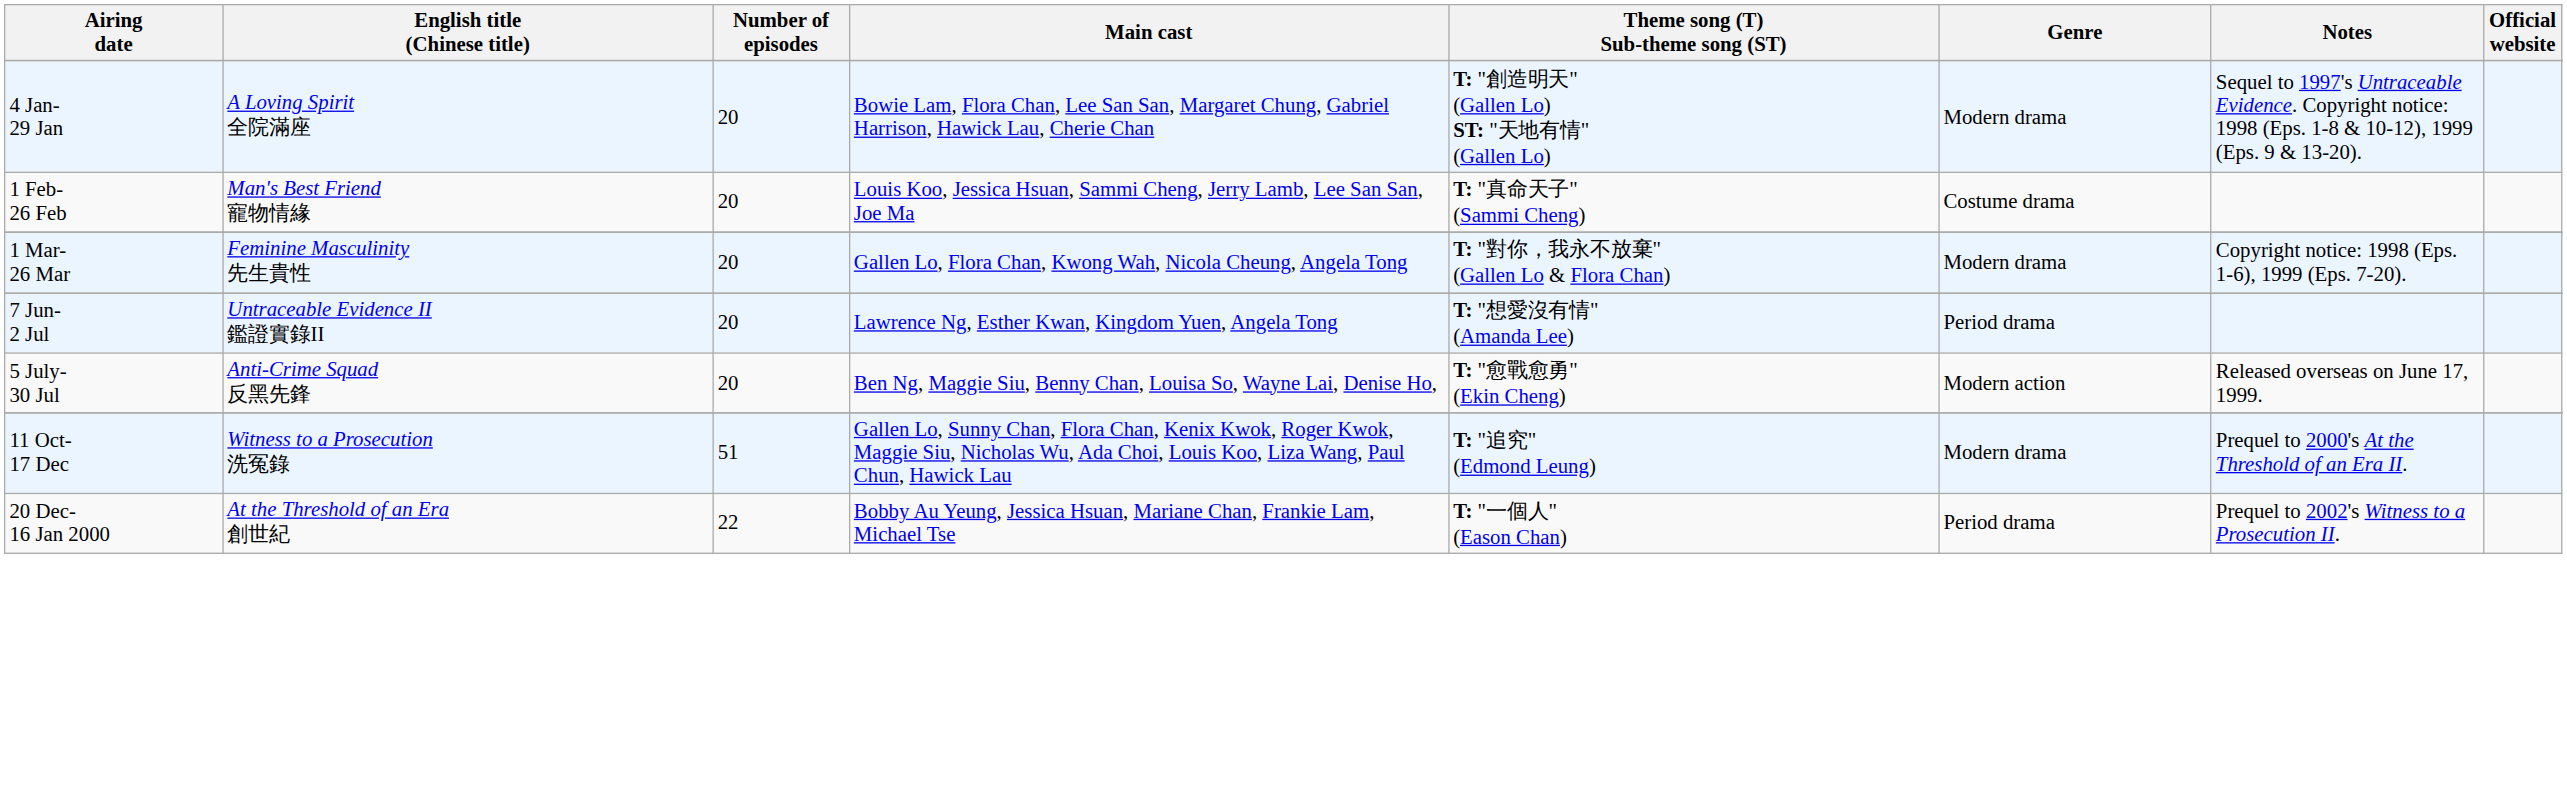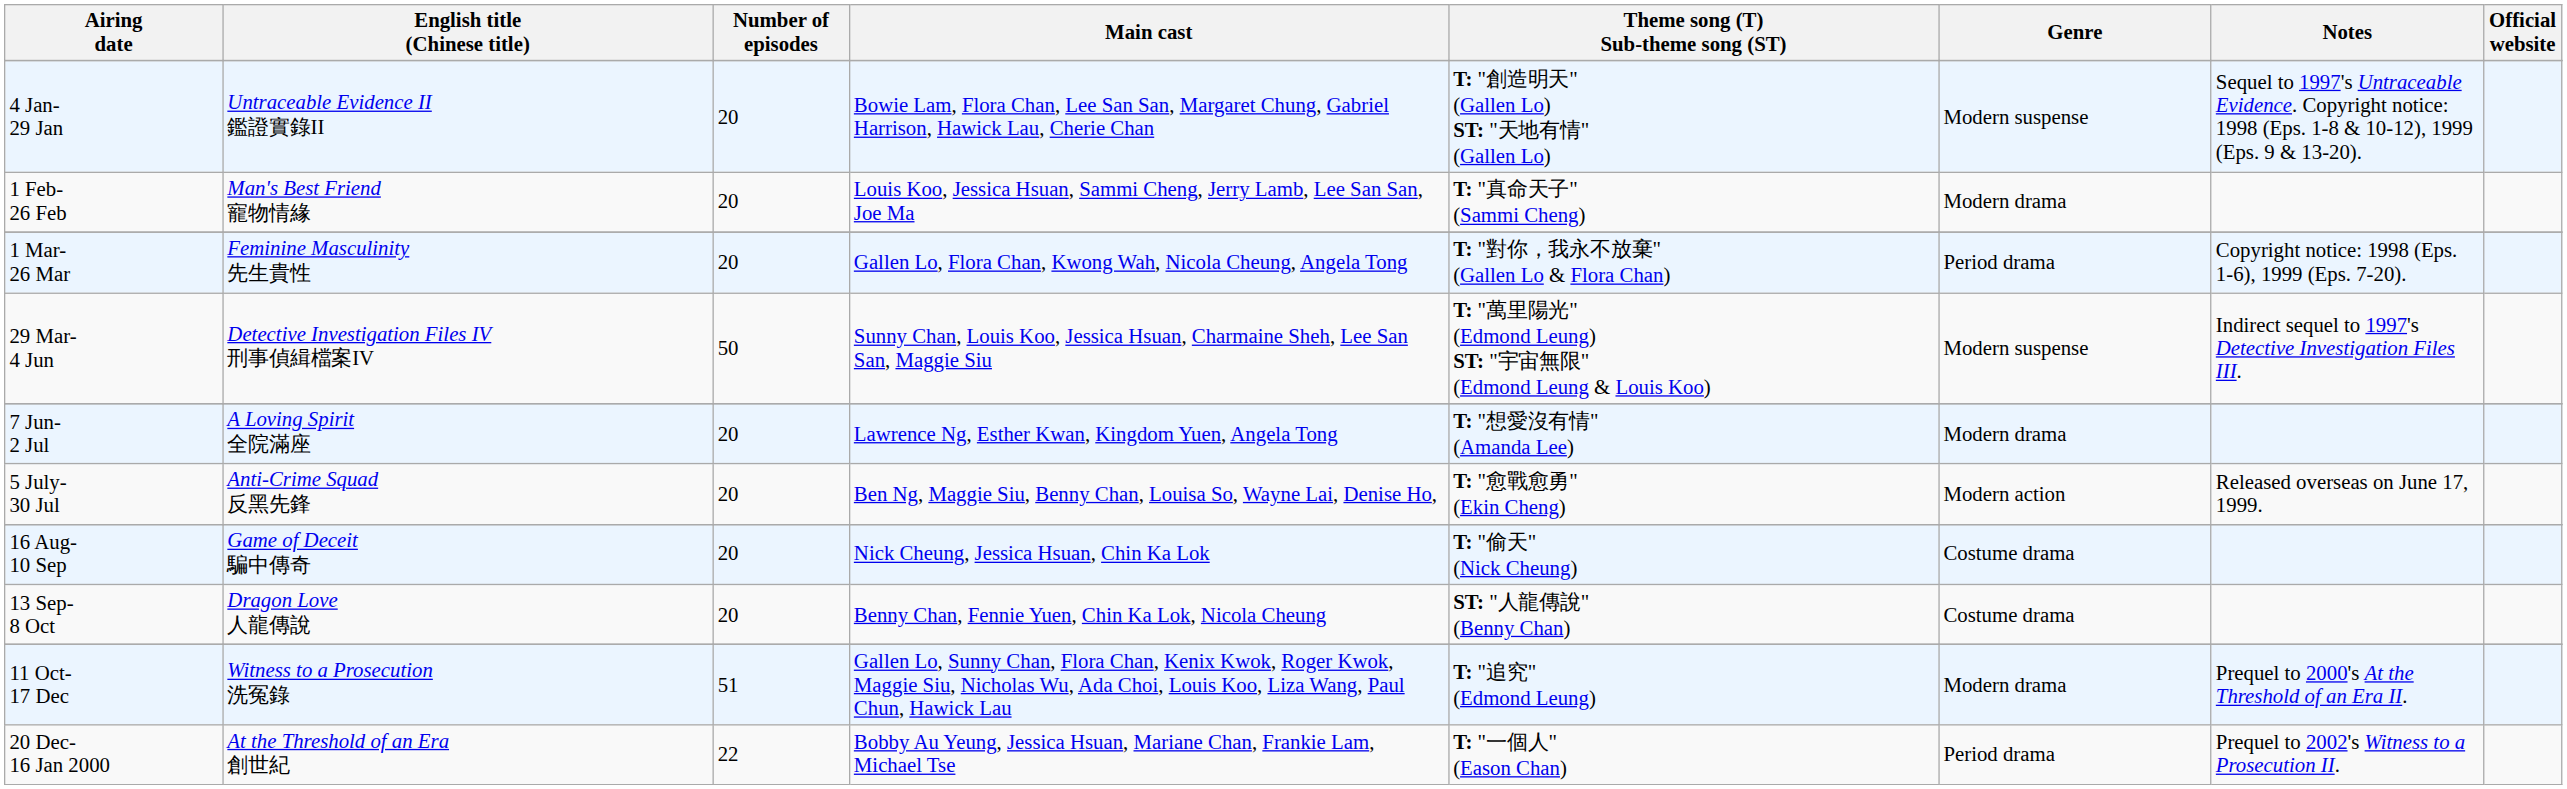(291, 115) A Loving Spirit 全院滿座 -> (330, 115) Untraceable Evidence II 鑑證實錄II
(2005, 116) Modern drama -> (2016, 116) Modern suspense
(2009, 202) Costume drama -> (2005, 202) Modern drama
(2005, 262) Modern drama -> (1999, 262) Period drama
+ row: (43, 347)
(330, 321) Untraceable Evidence II 鑑證實錄II -> (291, 432) A Loving Spirit 全院滿座
(1999, 322) Period drama -> (2005, 433) Modern drama
+ row: (43, 554)
+ row: (42, 614)
